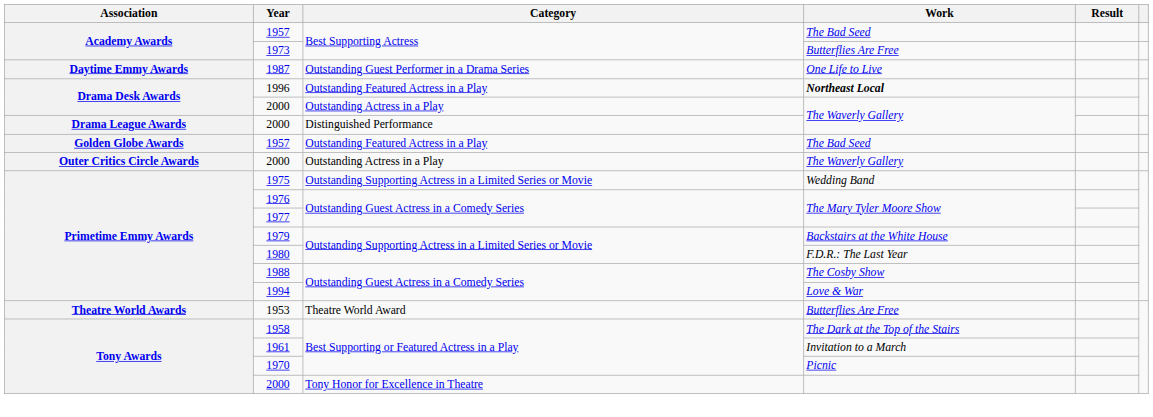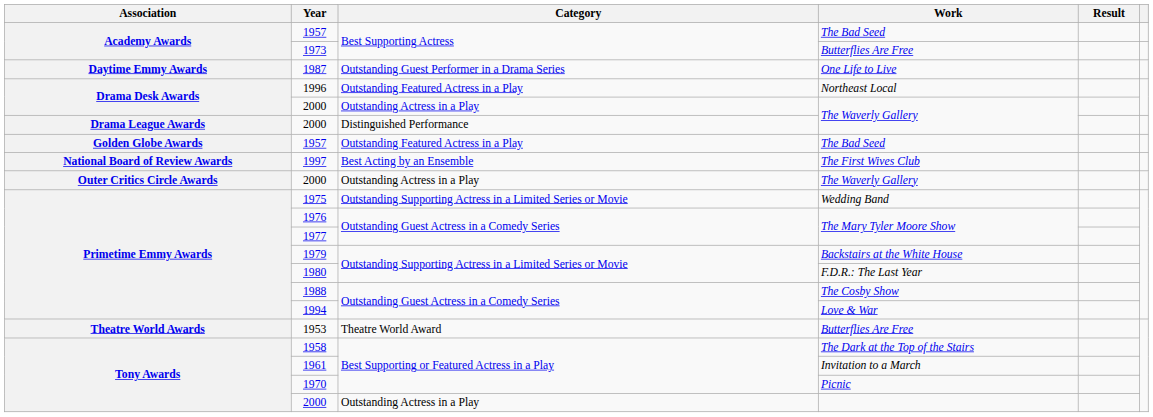(845, 87) bold -> (859, 87) normal
+ row: (148, 161)
(394, 384) Tony Honor for Excellence in Theatre -> (410, 402) Outstanding Actress in a Play
